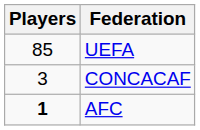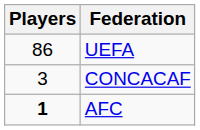(43, 49) 85 -> (43, 49) 86
